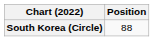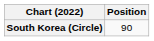(127, 28) 88 -> (127, 28) 90
